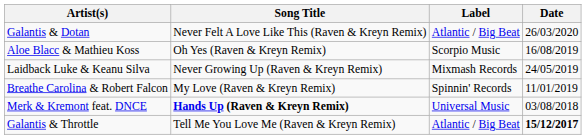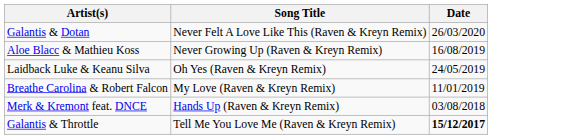- column: (476, 13)
(250, 50) Oh Yes (Raven & Kreyn Remix) -> (278, 50) Never Growing Up (Raven & Kreyn Remix)
(278, 69) Never Growing Up (Raven & Kreyn Remix) -> (250, 69) Oh Yes (Raven & Kreyn Remix)
(261, 106) bold -> (256, 106) normal
